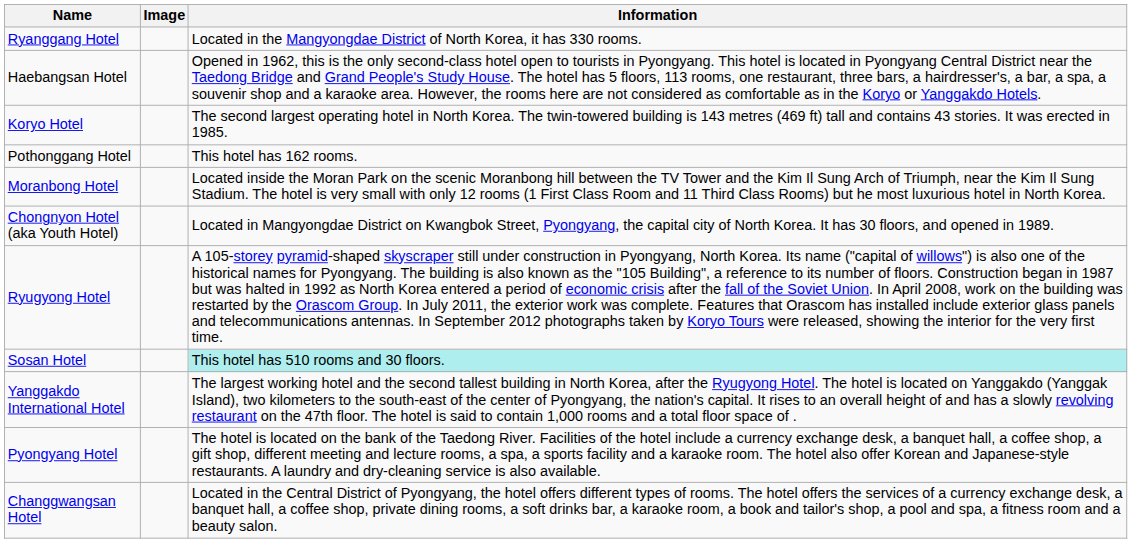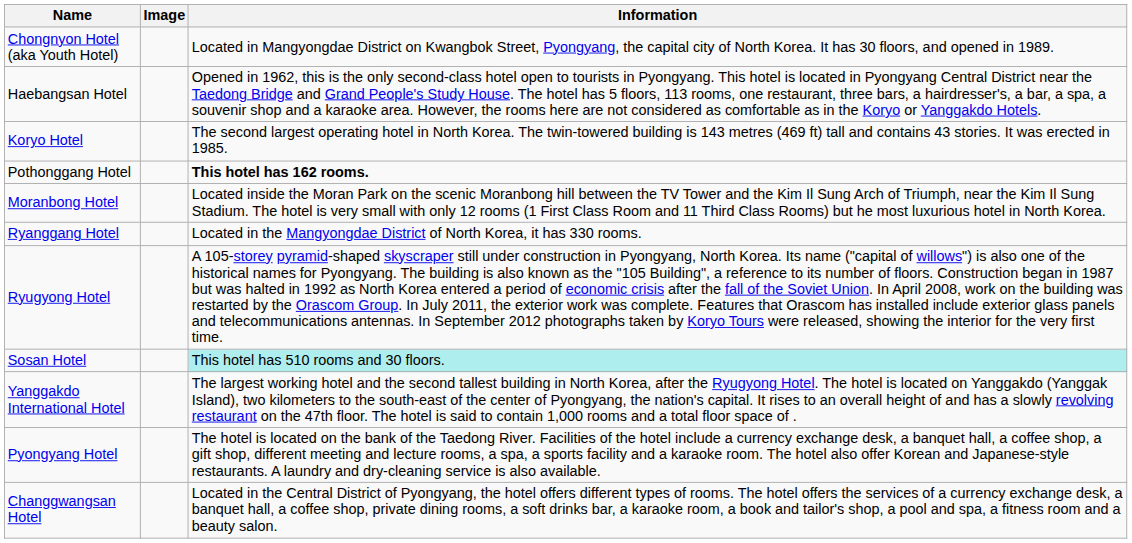rows swapped: (63, 225) <-> (63, 38)
(275, 155) normal -> (280, 172) bold
